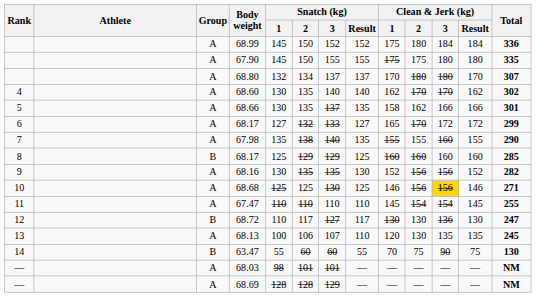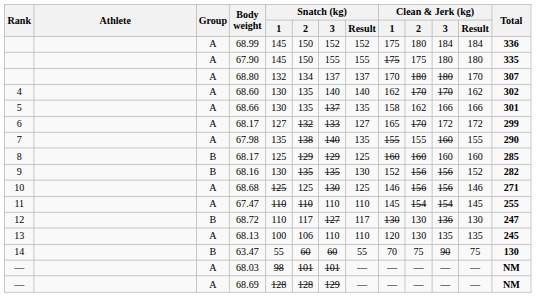(213, 172) A -> (213, 172) B
(445, 188) gold background -> (445, 188) no background
(332, 236) 107 -> (332, 236) 110
